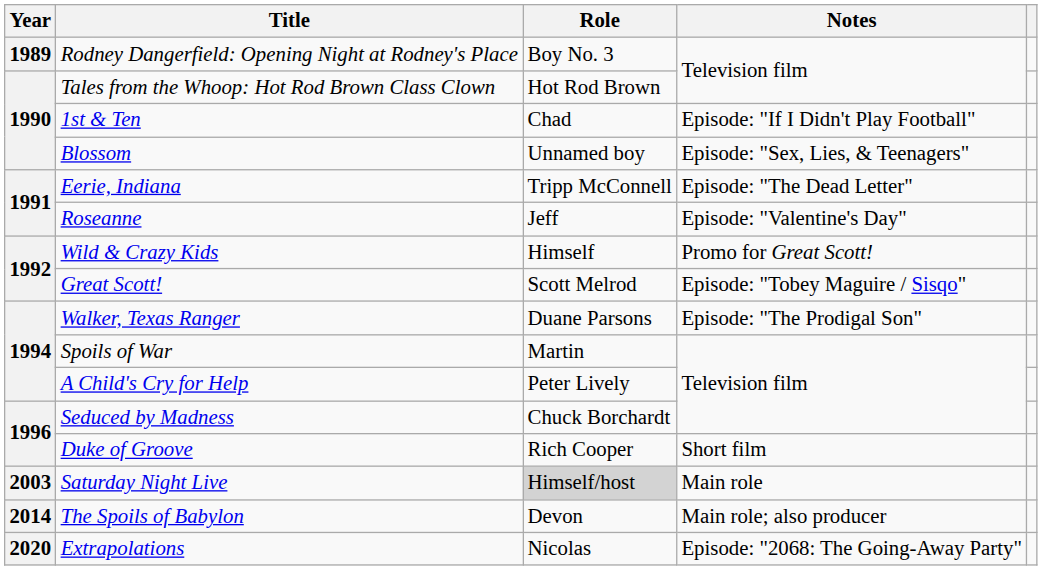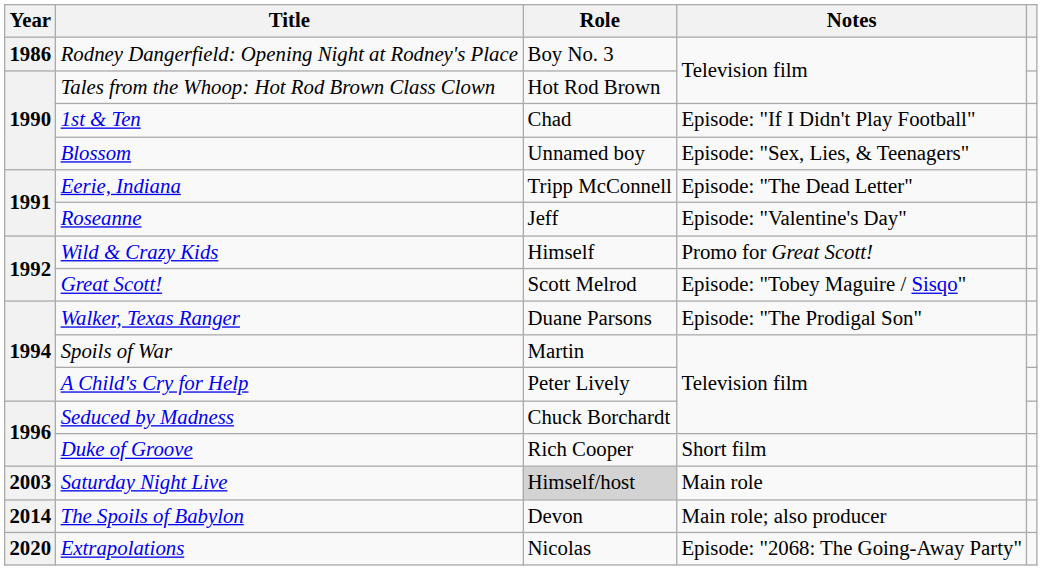(30, 53) 1989 -> (30, 53) 1986
